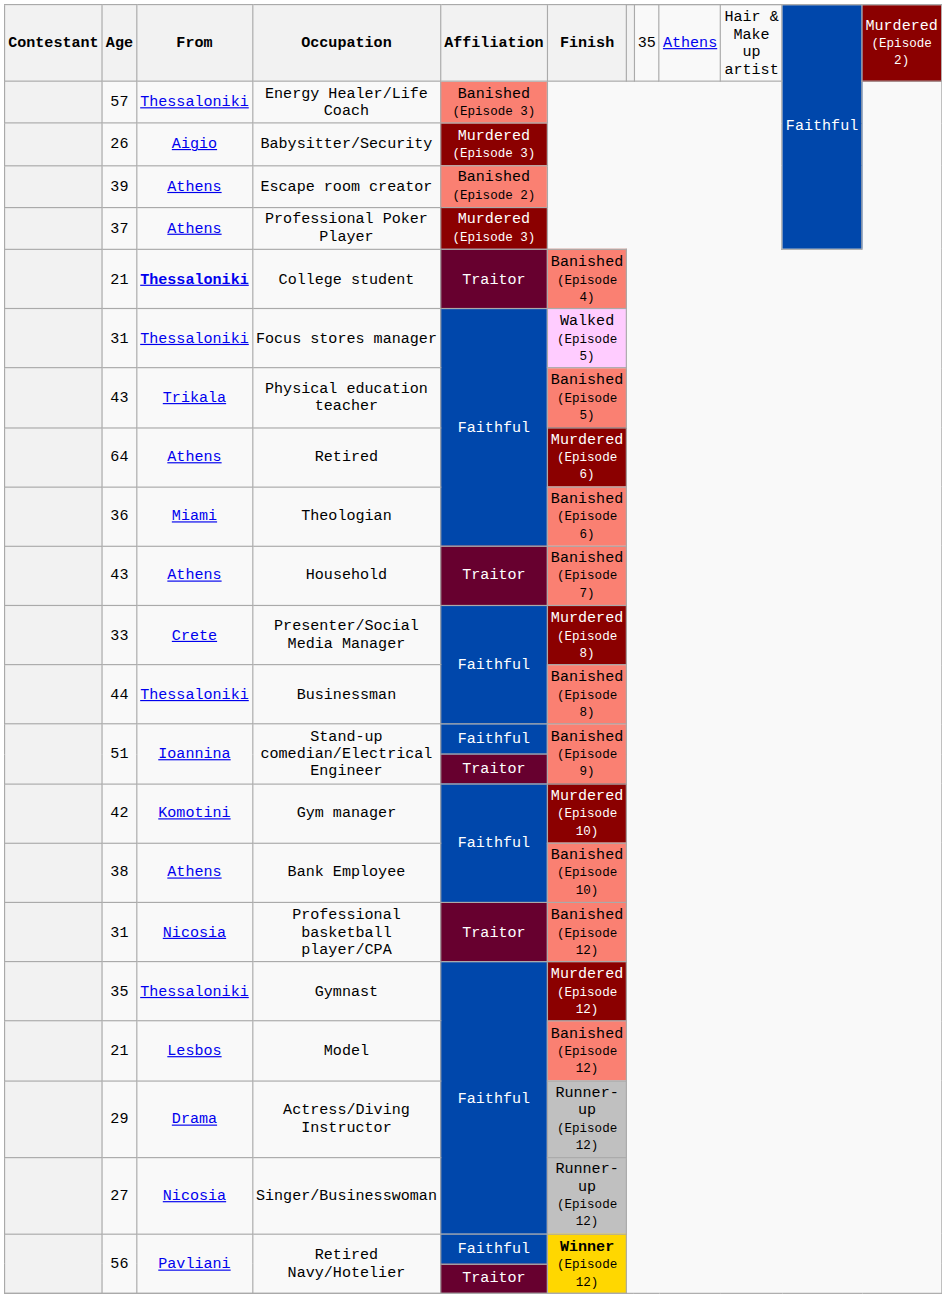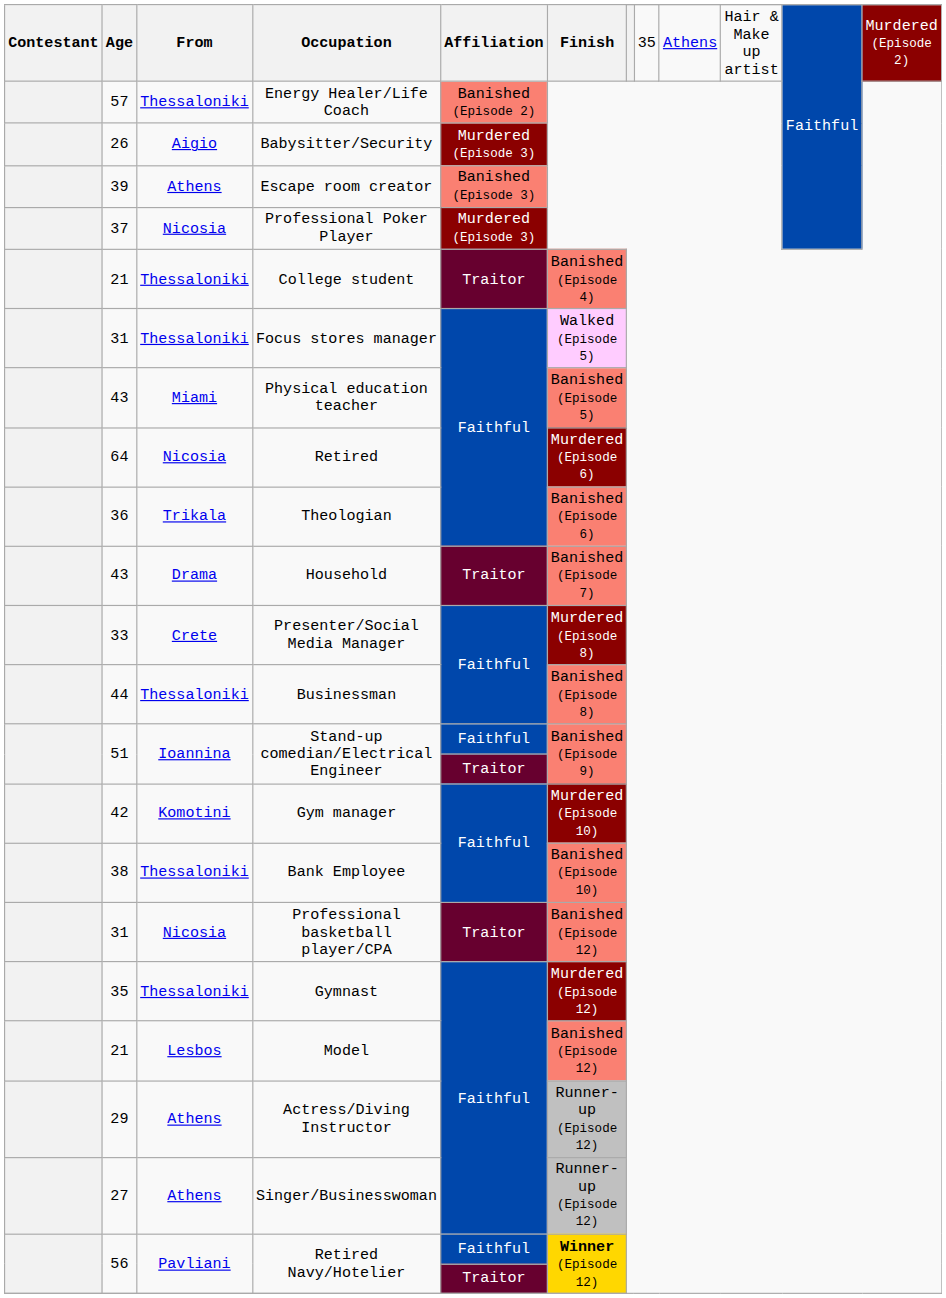(494, 102) Banished (Episode 3) -> (494, 102) Banished (Episode 2)
(494, 186) Banished (Episode 2) -> (494, 186) Banished (Episode 3)
(194, 228) Athens -> (194, 228) Nicosia
(194, 279) bold -> (194, 279) normal
(194, 398) Trikala -> (194, 398) Miami
(194, 457) Athens -> (194, 457) Nicosia
(194, 516) Miami -> (194, 516) Trikala
(194, 576) Athens -> (194, 576) Drama
(194, 873) Athens -> (194, 873) Thessaloniki
(194, 1119) Drama -> (194, 1119) Athens
(194, 1196) Nicosia -> (194, 1196) Athens
